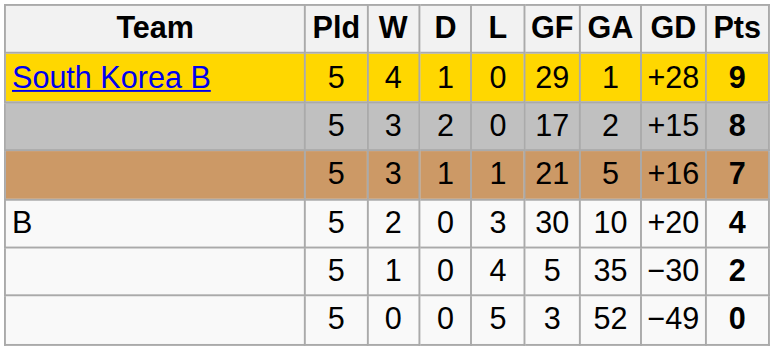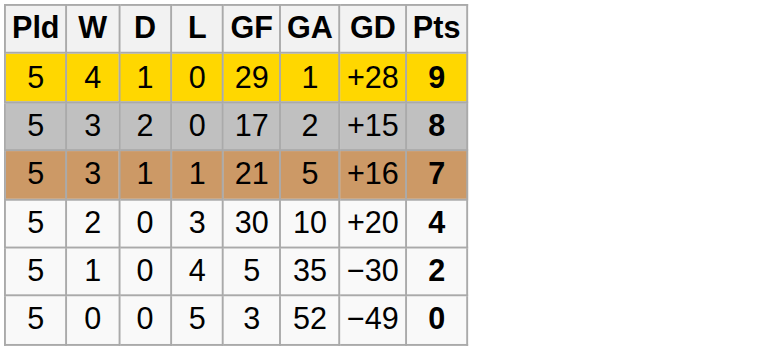- column: (155, 28)
